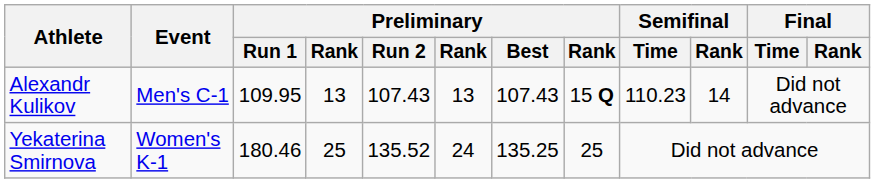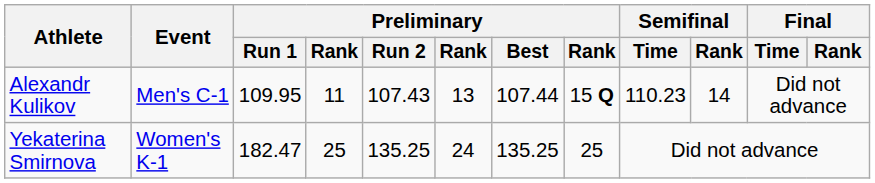(334, 95) 13 -> (334, 95) 11
(527, 95) 107.43 -> (527, 95) 107.44
(270, 150) 180.46 -> (270, 150) 182.47
(399, 150) 135.52 -> (399, 150) 135.25
